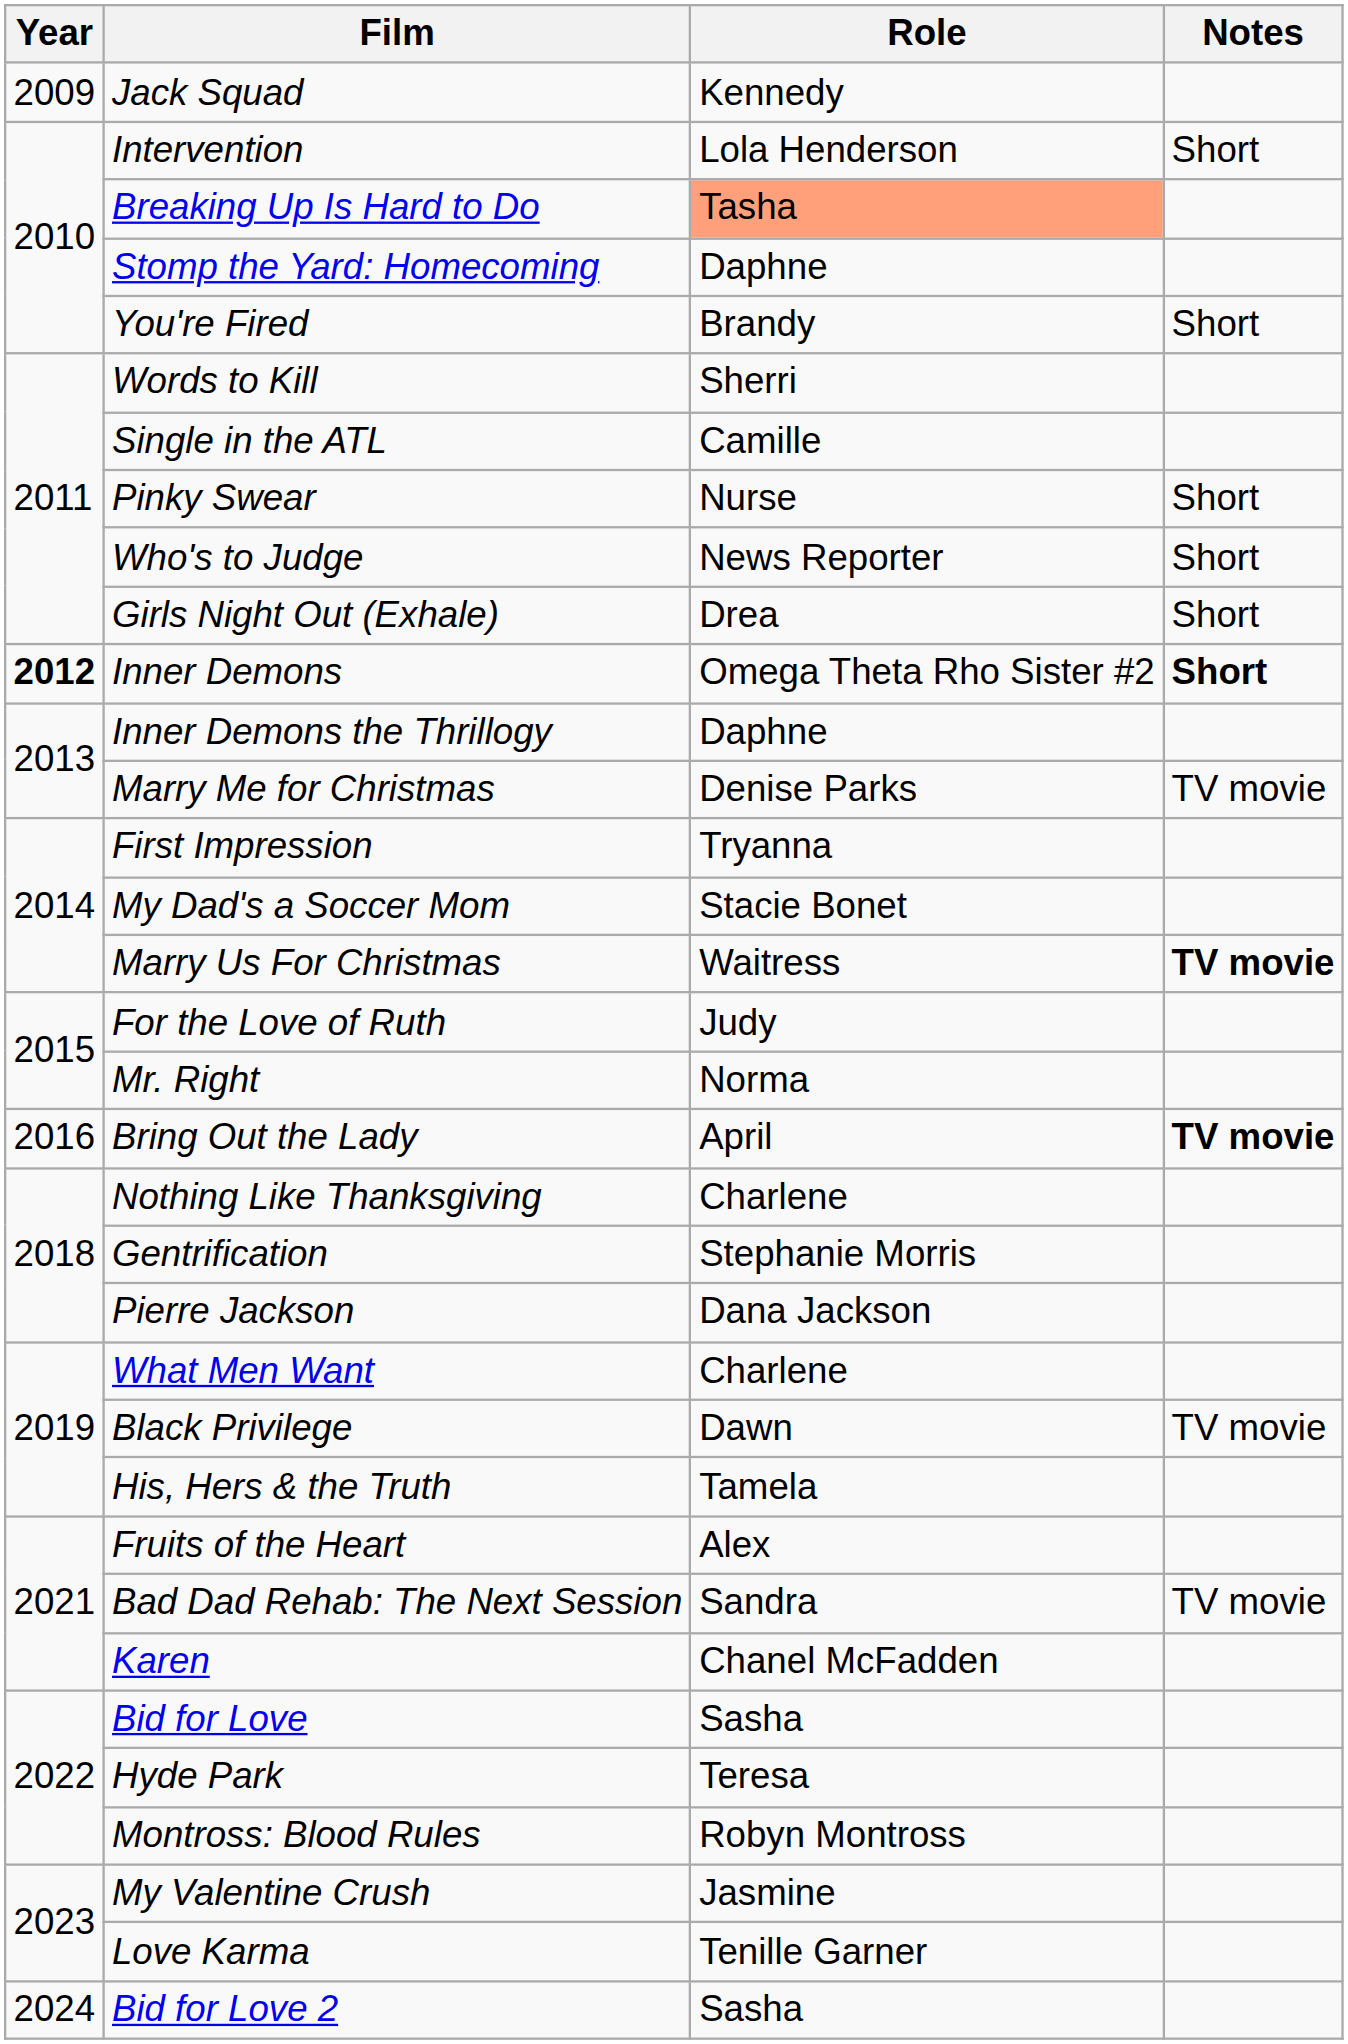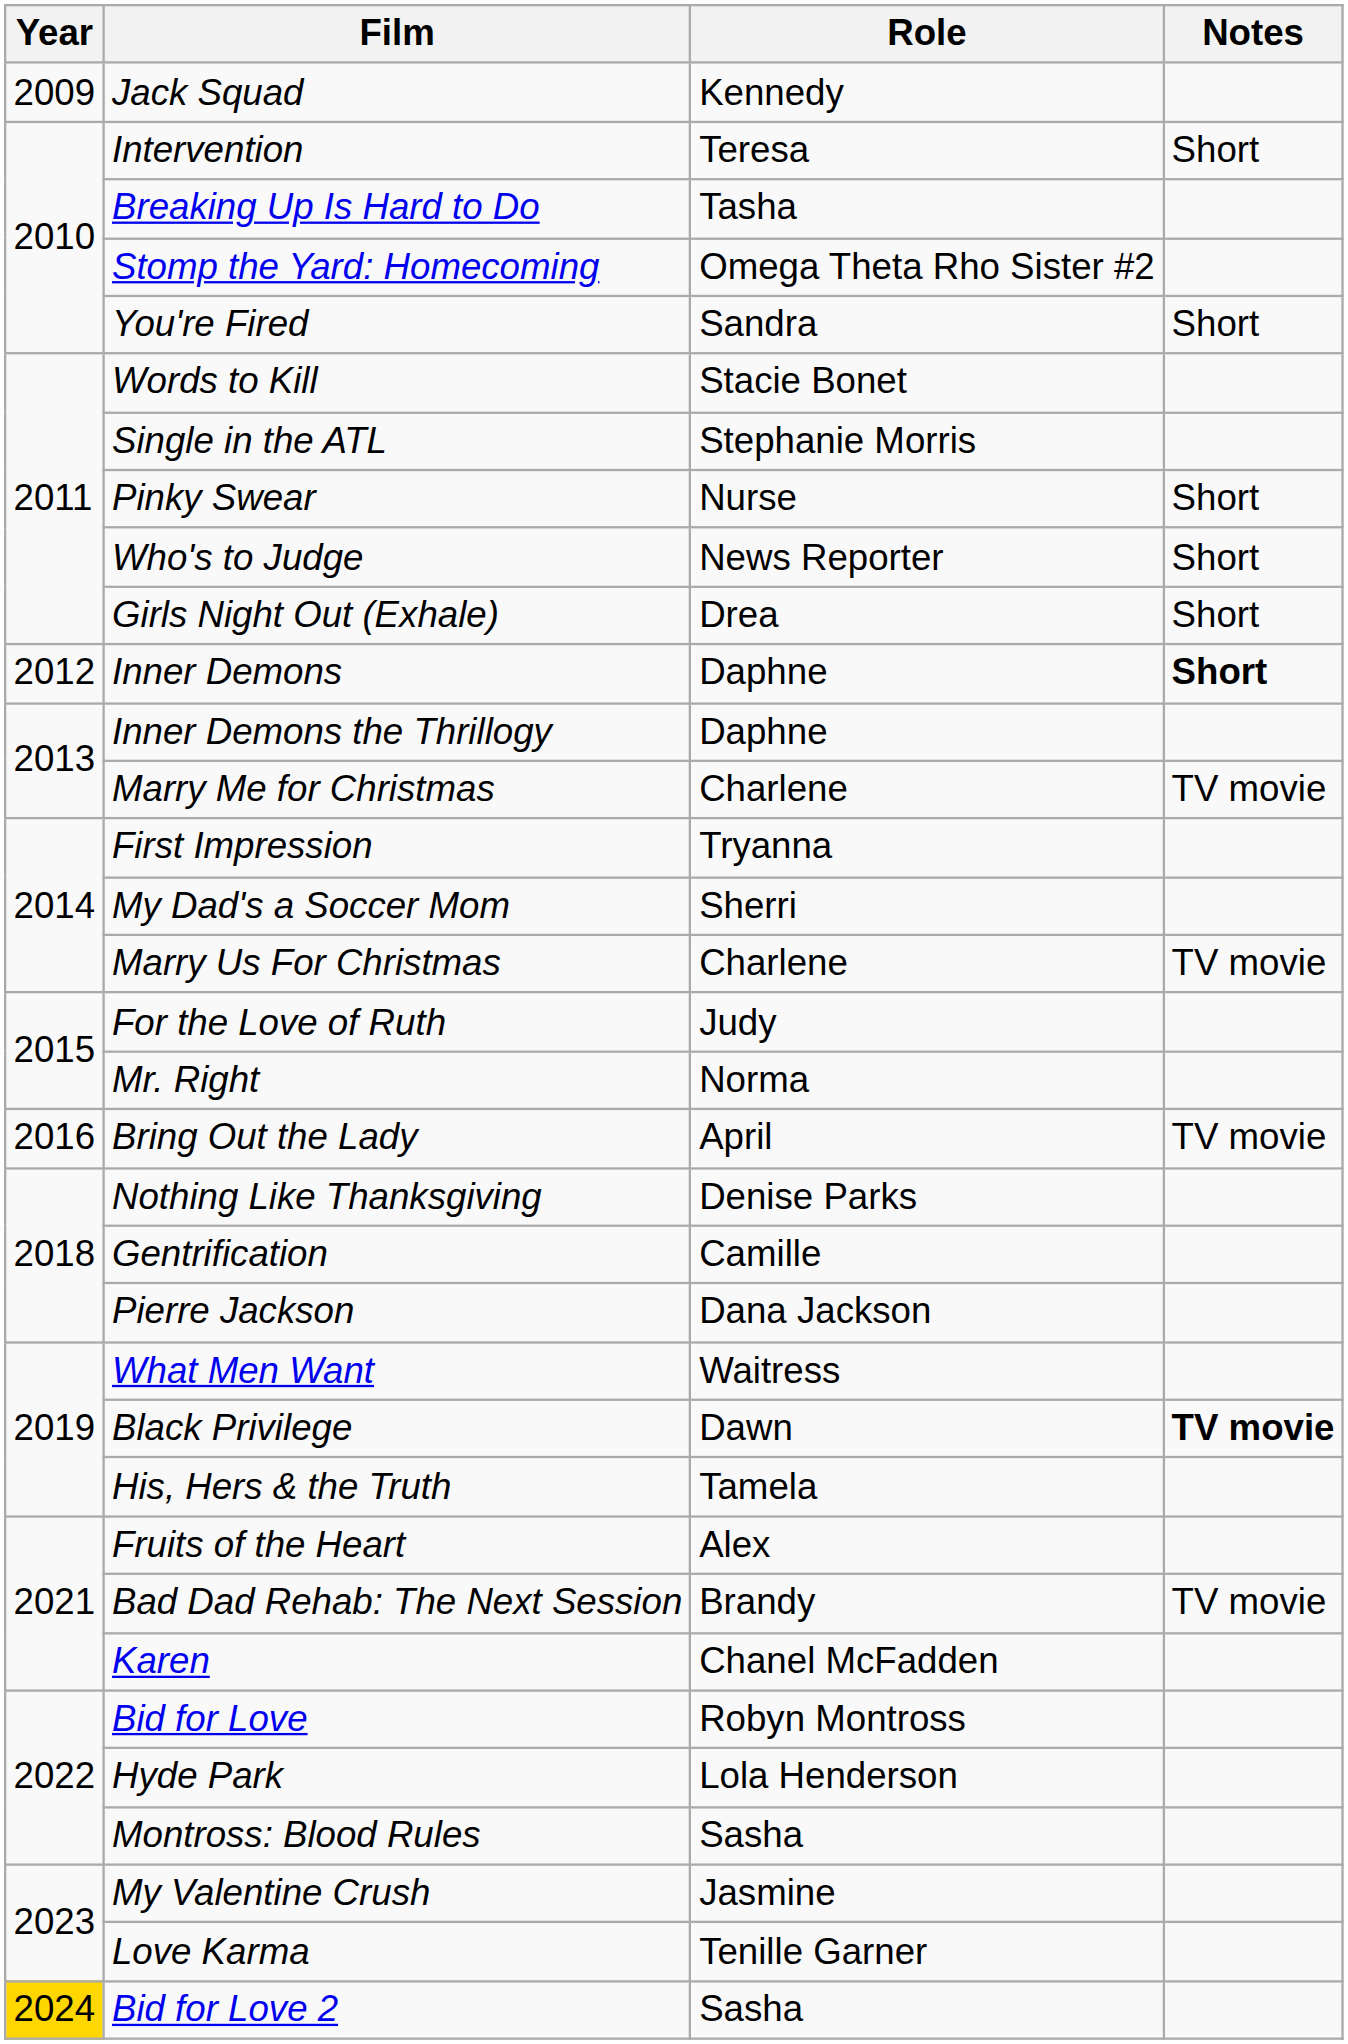(829, 149) Lola Henderson -> (754, 149) Teresa
(748, 207) lightsalmon background -> (748, 207) no background
(763, 265) Daphne -> (927, 265) Omega Theta Rho Sister #2
(757, 324) Brandy -> (758, 324) Sandra
(748, 382) Sherri -> (803, 382) Stacie Bonet
(760, 440) Camille -> (838, 440) Stephanie Morris
(54, 672) bold -> (54, 672) normal
(927, 672) Omega Theta Rho Sister #2 -> (763, 672) Daphne
(808, 788) Denise Parks -> (774, 788) Charlene
(803, 905) Stacie Bonet -> (748, 905) Sherri
(770, 963) Waitress -> (774, 963) Charlene
(1253, 963) bold -> (1249, 963) normal
(1253, 1137) bold -> (1249, 1137) normal
(774, 1195) Charlene -> (808, 1195) Denise Parks
(838, 1253) Stephanie Morris -> (760, 1253) Camille
(774, 1370) Charlene -> (770, 1370) Waitress
(1249, 1428) normal -> (1253, 1428) bold
(758, 1602) Sandra -> (757, 1602) Brandy
(751, 1718) Sasha -> (833, 1718) Robyn Montross
(754, 1776) Teresa -> (829, 1776) Lola Henderson
(833, 1834) Robyn Montross -> (751, 1834) Sasha
(54, 2009) no background -> (54, 2009) gold background
